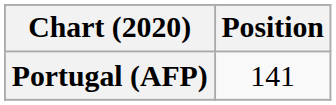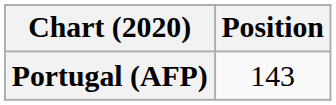(273, 75) 141 -> (273, 75) 143
